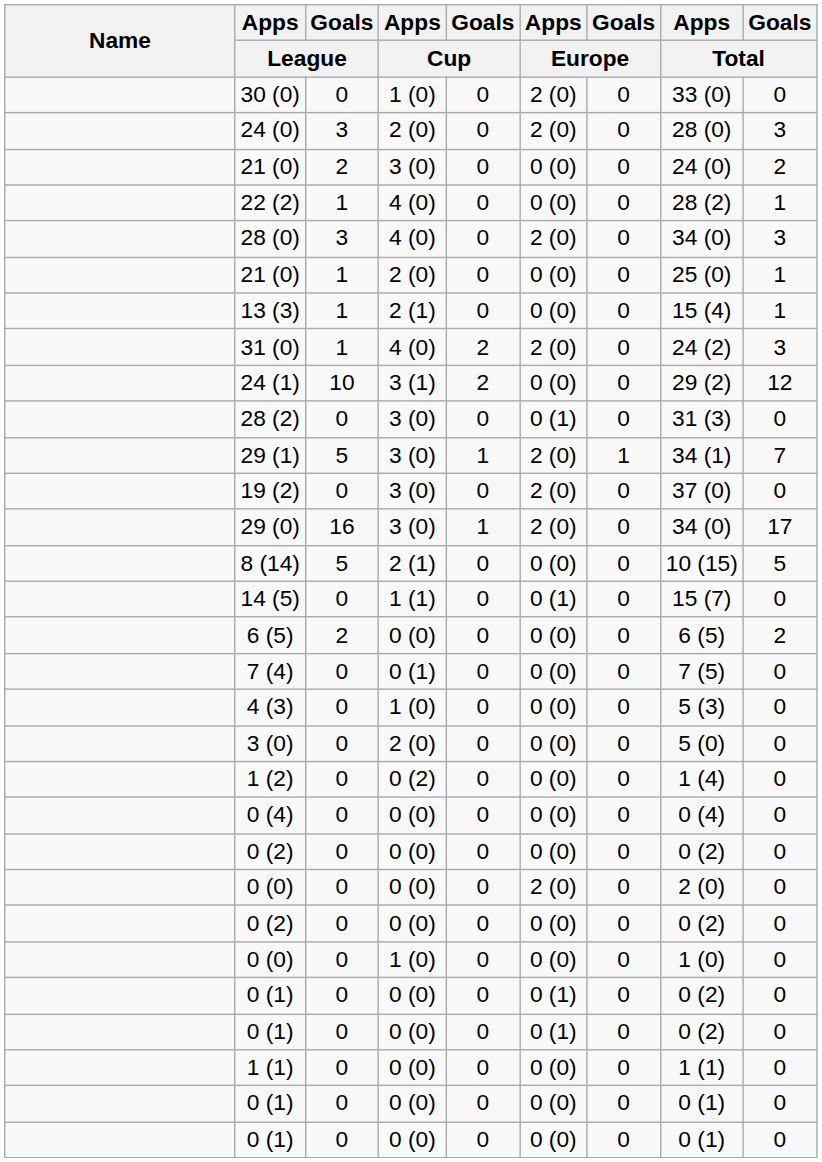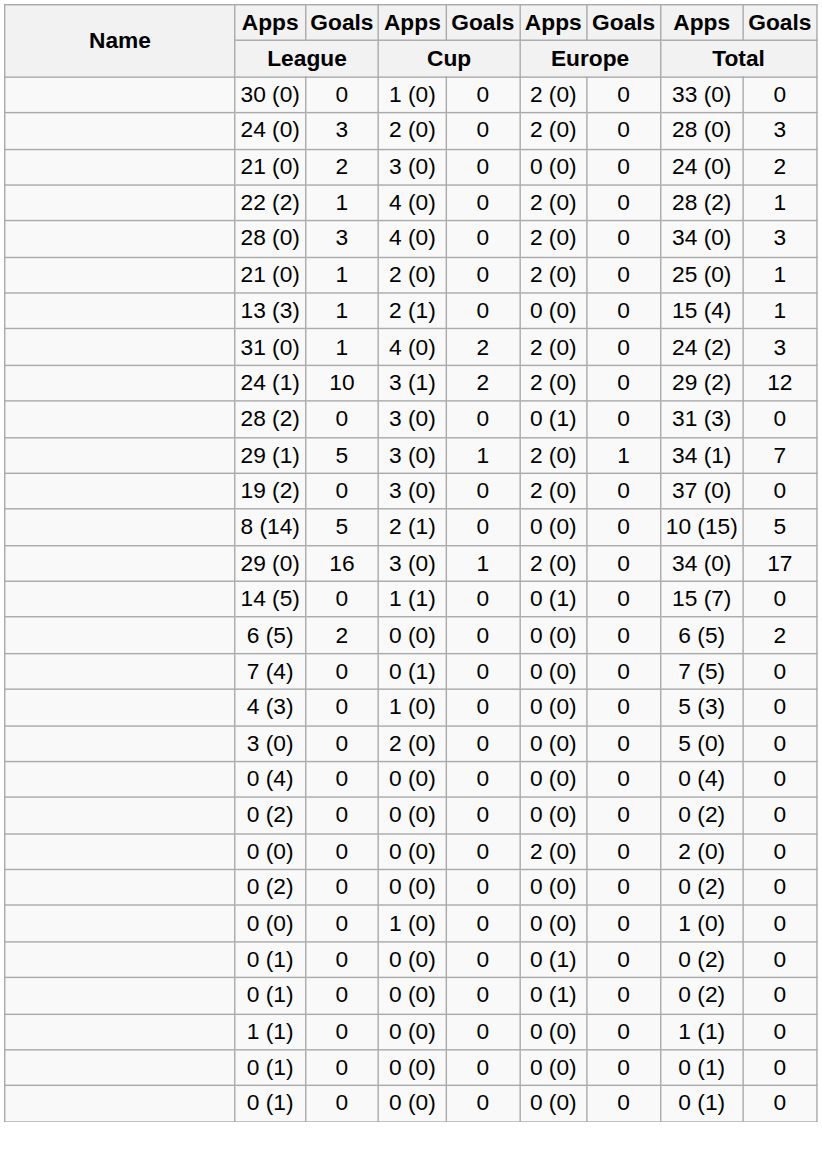(553, 202) 0 (0) -> (553, 202) 2 (0)
(553, 274) 0 (0) -> (553, 274) 2 (0)
(553, 382) 0 (0) -> (553, 382) 2 (0)
rows swapped: (270, 526) <-> (270, 563)
- row: (270, 779)
